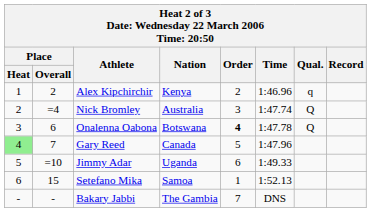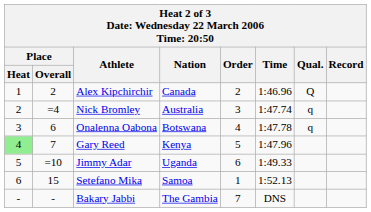(177, 91) Kenya -> (179, 91) Canada
(310, 91) q -> (310, 91) Q
(310, 109) Q -> (310, 109) q
(238, 127) bold -> (238, 127) normal
(310, 127) Q -> (310, 127) q
(179, 145) Canada -> (177, 145) Kenya
